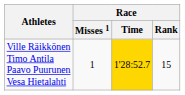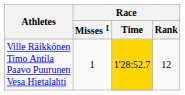(166, 65) 15 -> (166, 65) 12
